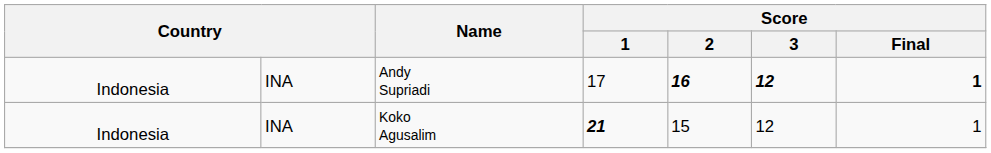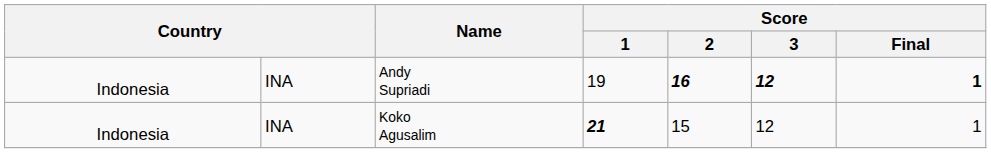(596, 80) 17 -> (596, 80) 19
